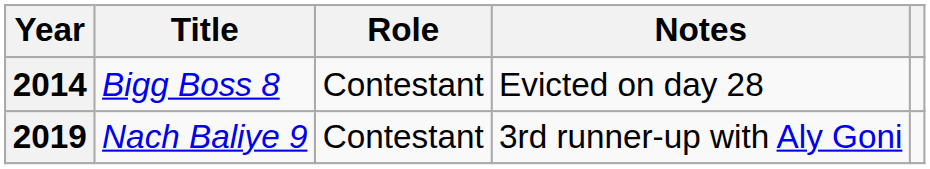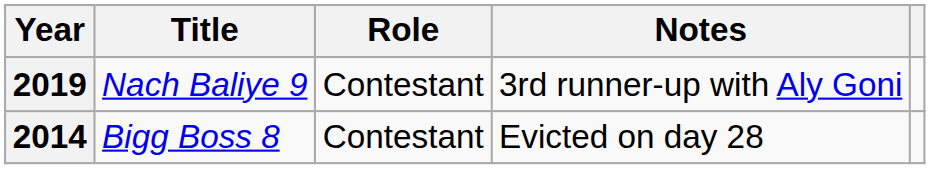rows swapped: (50, 83) <-> (50, 136)
